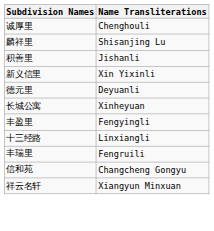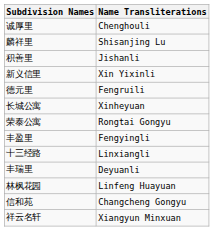(119, 90) Deyuanli -> (122, 90) Fengruili
+ row: (24, 122)
(122, 154) Fengruili -> (119, 170) Deyuanli
+ row: (24, 186)
